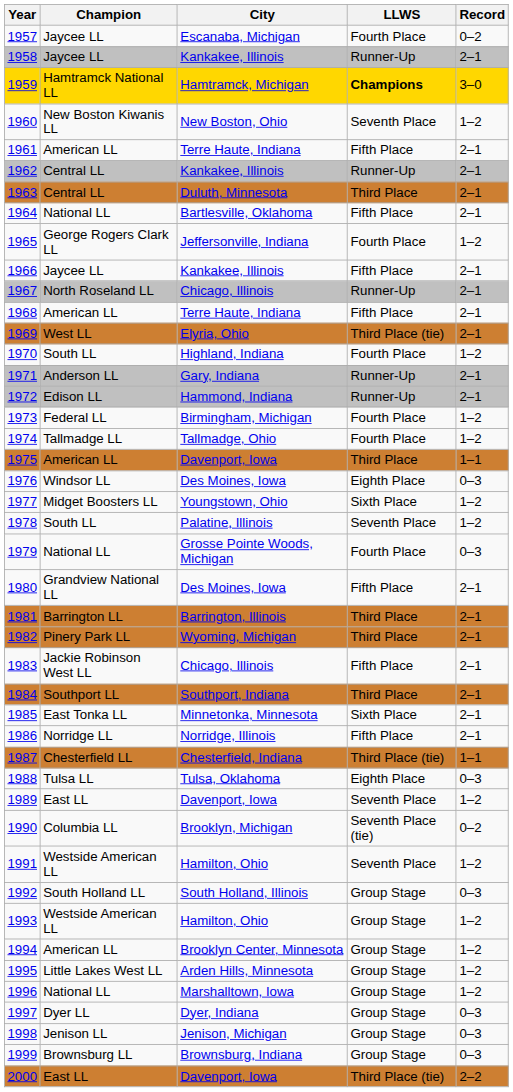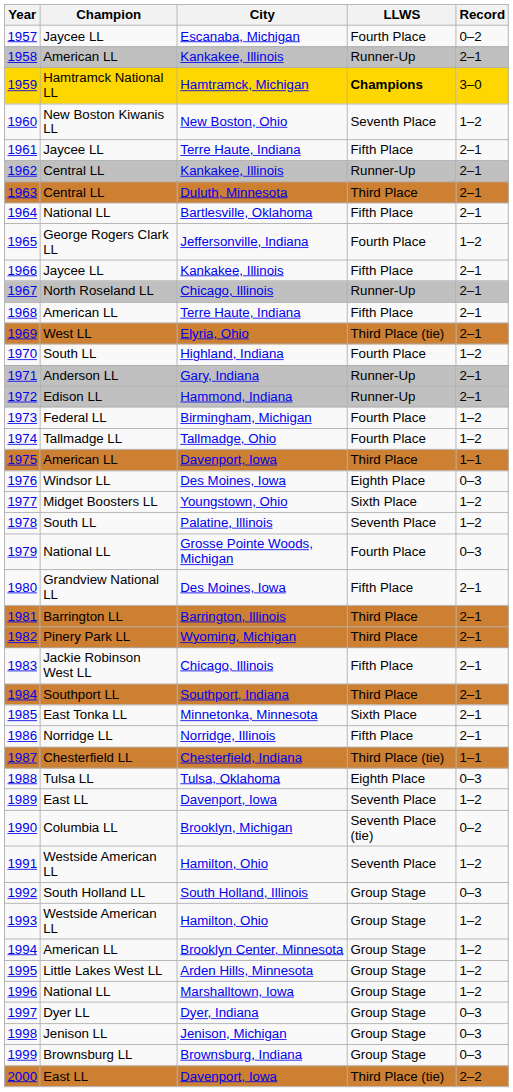(73, 57) Jaycee LL -> (80, 57) American LL
(80, 150) American LL -> (73, 150) Jaycee LL
